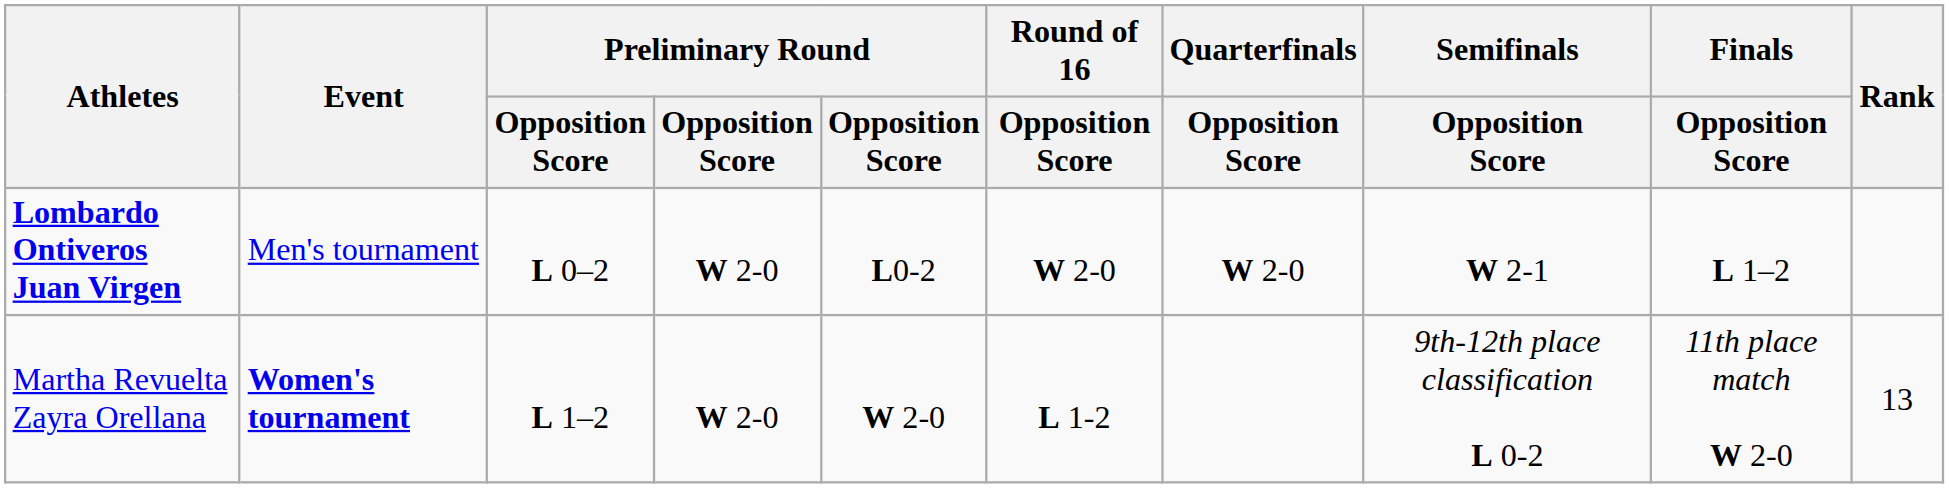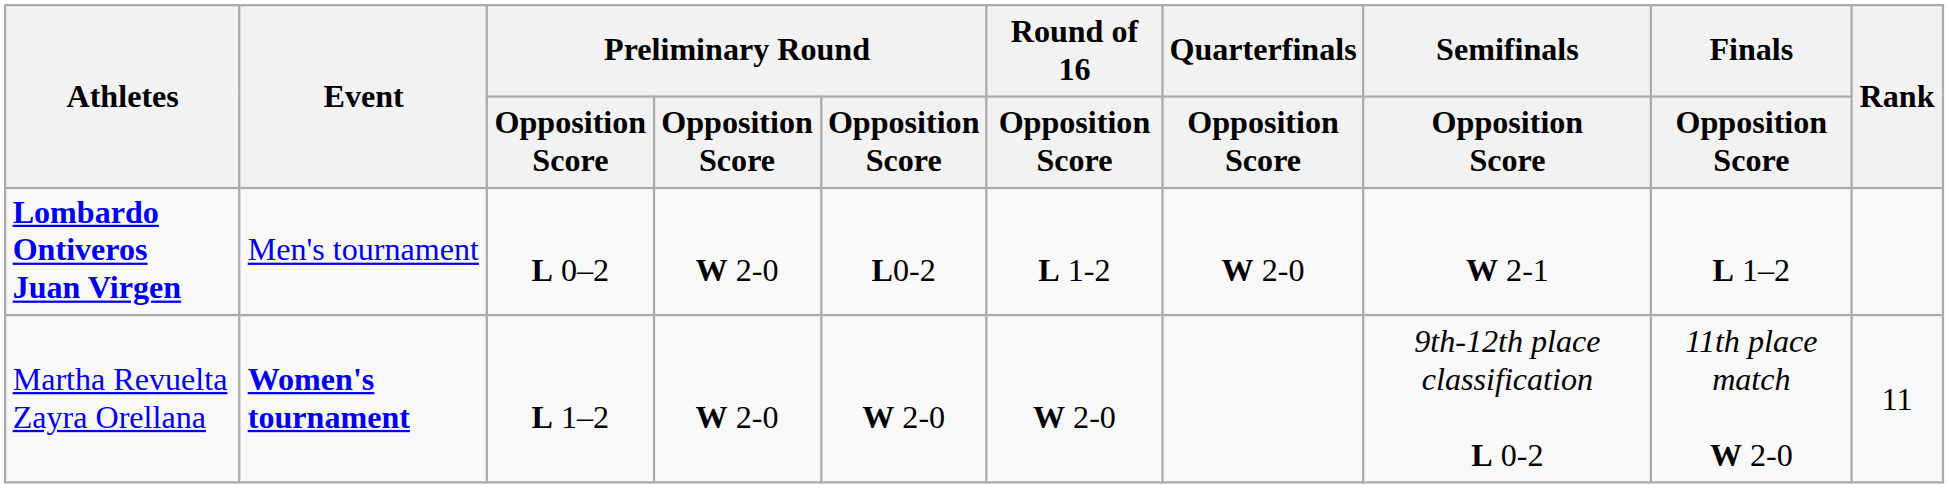(1074, 269) W 2-0 -> (1074, 269) L 1-2
(1074, 417) L 1-2 -> (1074, 417) W 2-0
(1897, 398) 13 -> (1897, 398) 11
